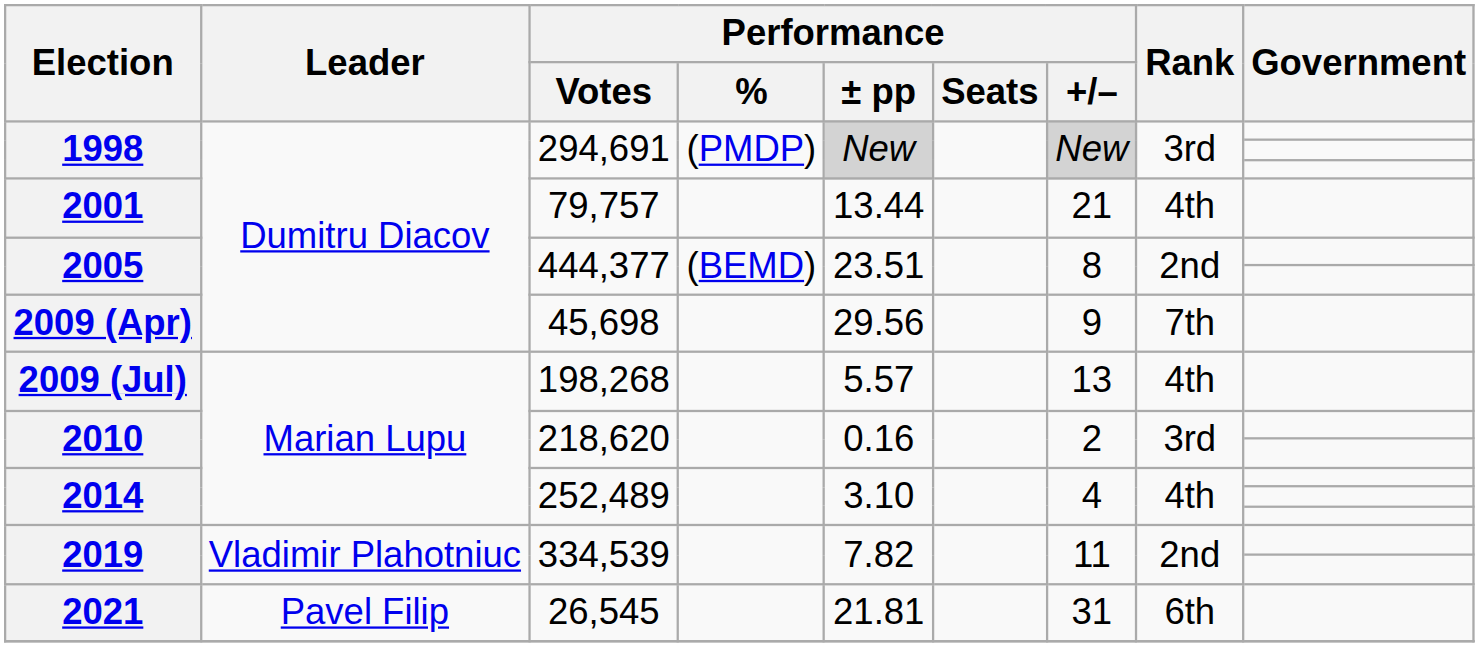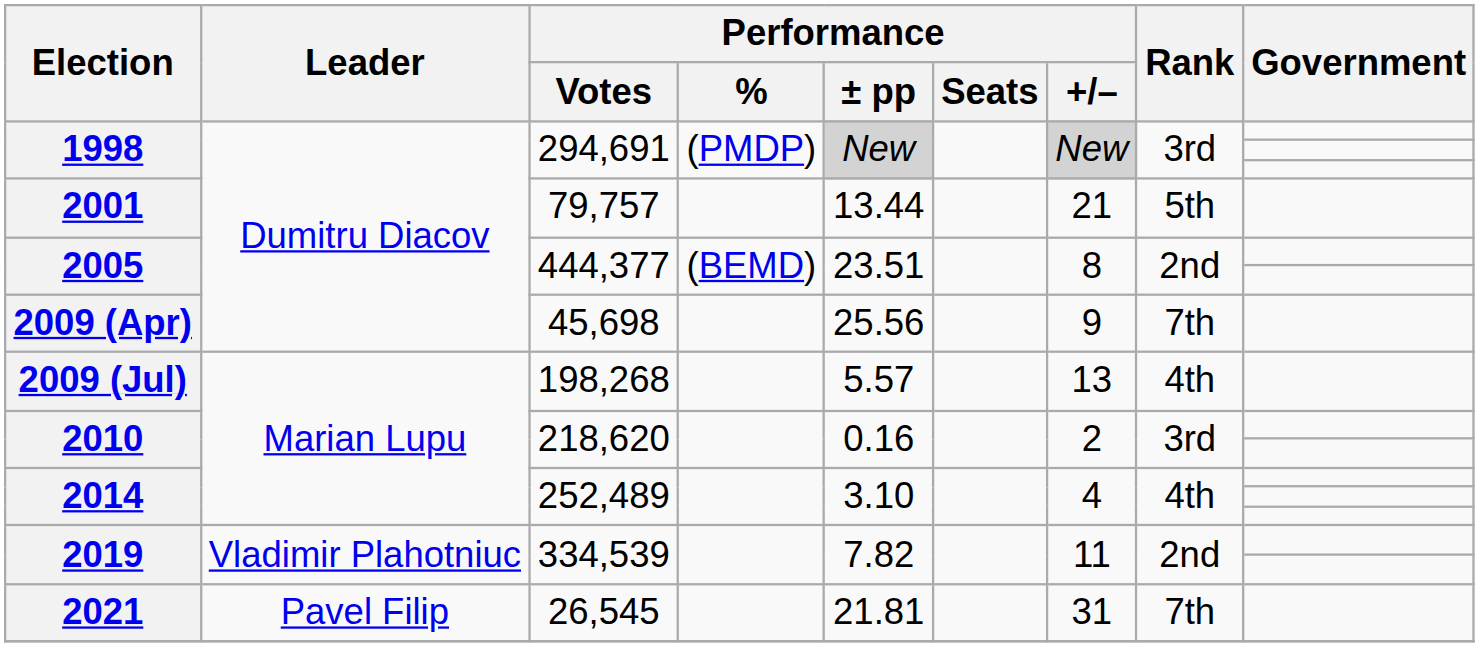(1190, 206) 4th -> (1190, 206) 5th
(879, 322) 29.56 -> (879, 322) 25.56
(1190, 611) 6th -> (1190, 611) 7th
